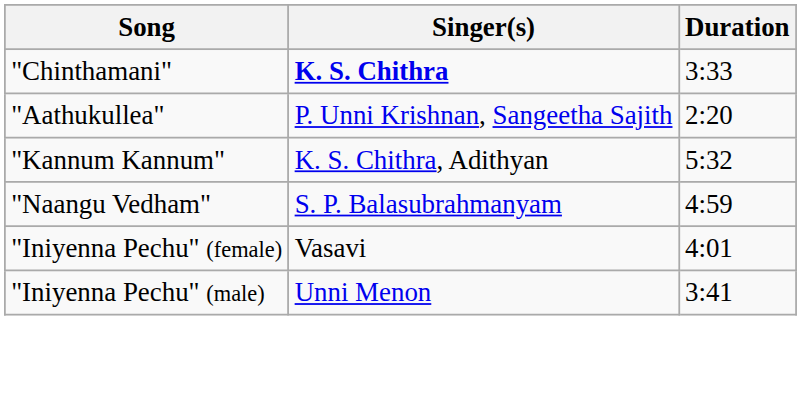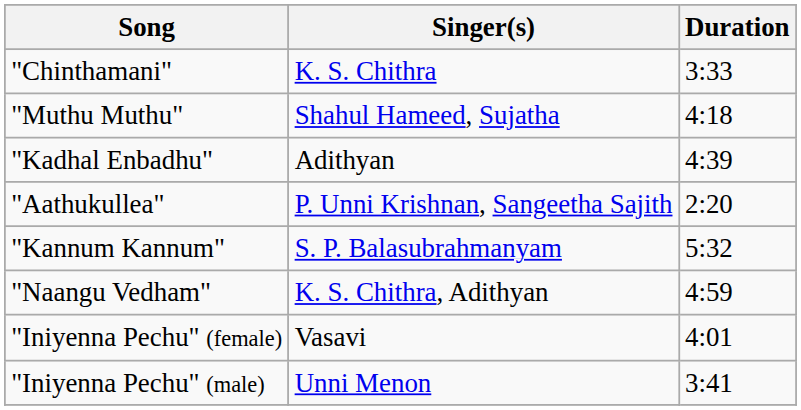(372, 71) bold -> (366, 71) normal
+ row: (97, 115)
+ row: (112, 159)
(422, 159) K. S. Chithra, Adithyan -> (428, 248) S. P. Balasubrahmanyam
(428, 204) S. P. Balasubrahmanyam -> (422, 293) K. S. Chithra, Adithyan
